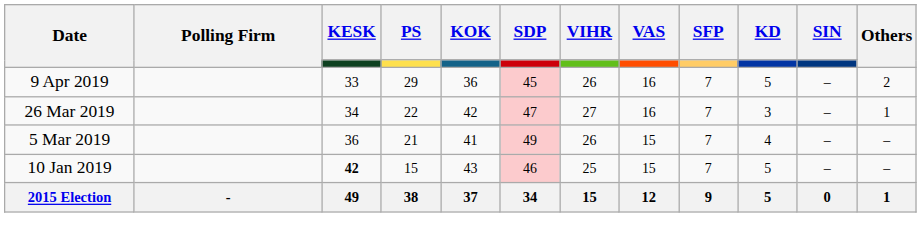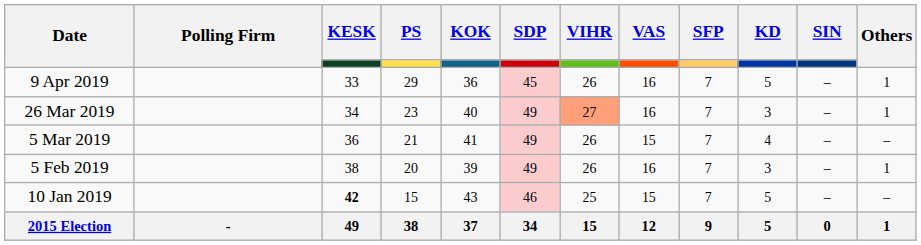(887, 82) 2 -> (887, 82) 1
(411, 111) 22 -> (411, 111) 23
(471, 111) 42 -> (471, 111) 40
(530, 111) 47 -> (530, 111) 49
(589, 111) no background -> (589, 111) lightsalmon background
+ row: (70, 167)
